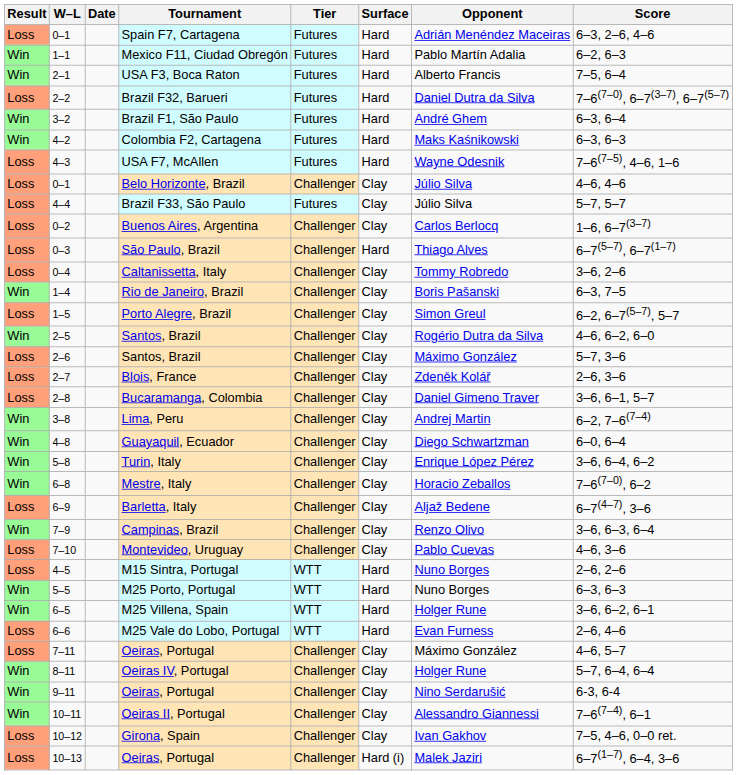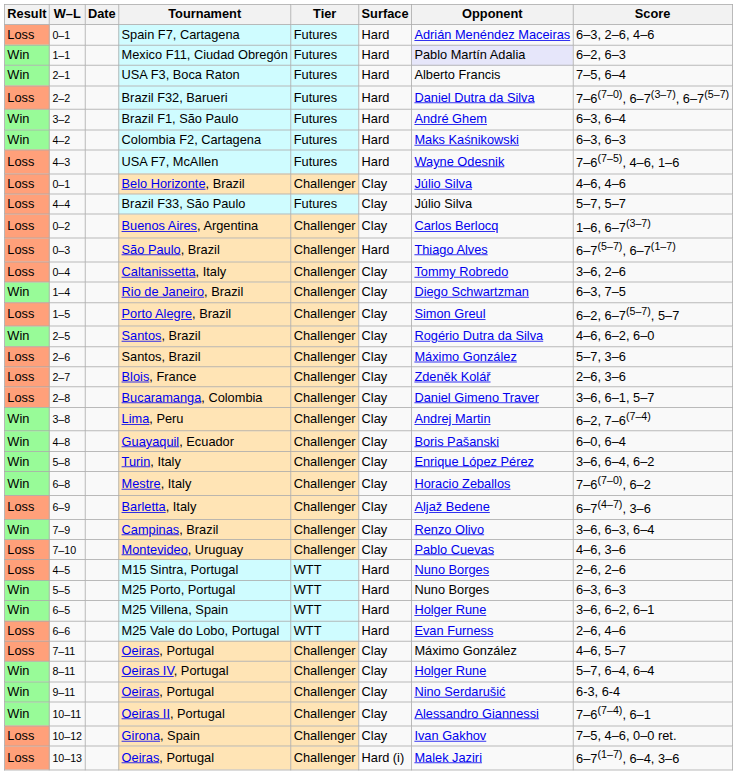(470, 55) no background -> (470, 55) lavender background
(457, 292) Boris Pašanski -> (472, 292) Diego Schwartzman
(472, 441) Diego Schwartzman -> (457, 441) Boris Pašanski
